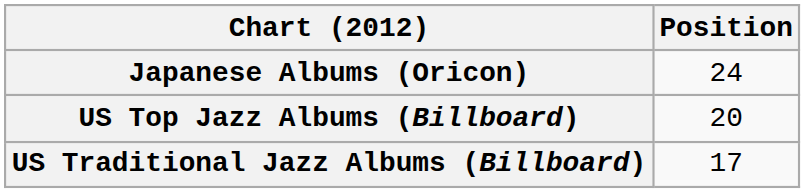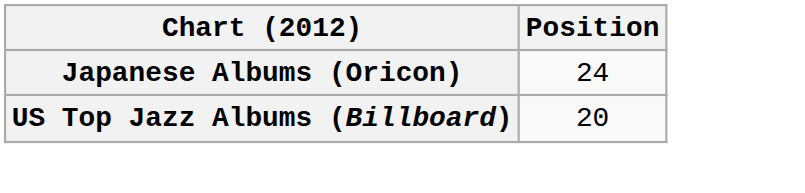- row: (329, 164)
